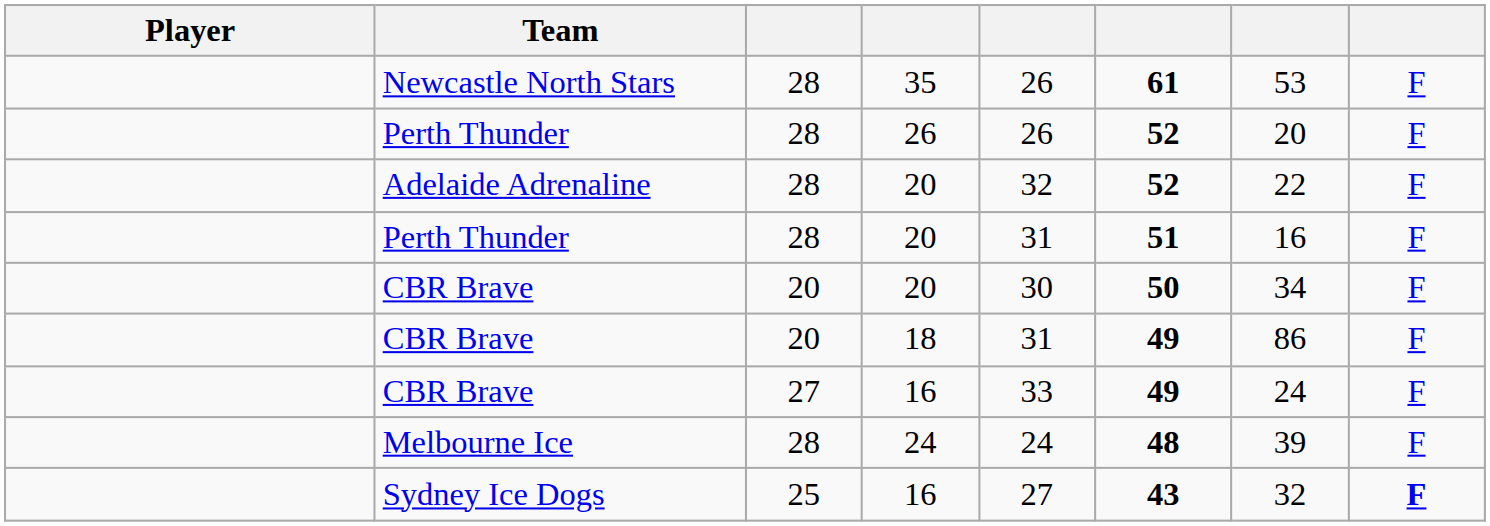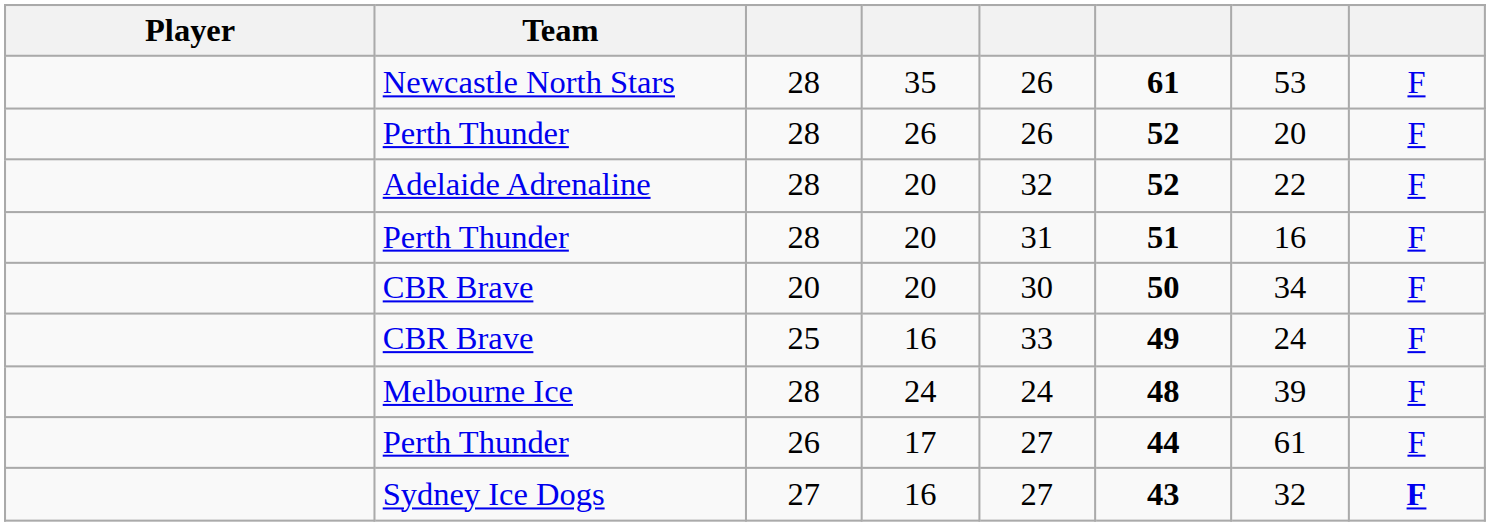- row: (458, 339)
(804, 390) 27 -> (804, 339) 25
+ row: (476, 442)
(804, 493) 25 -> (804, 493) 27
